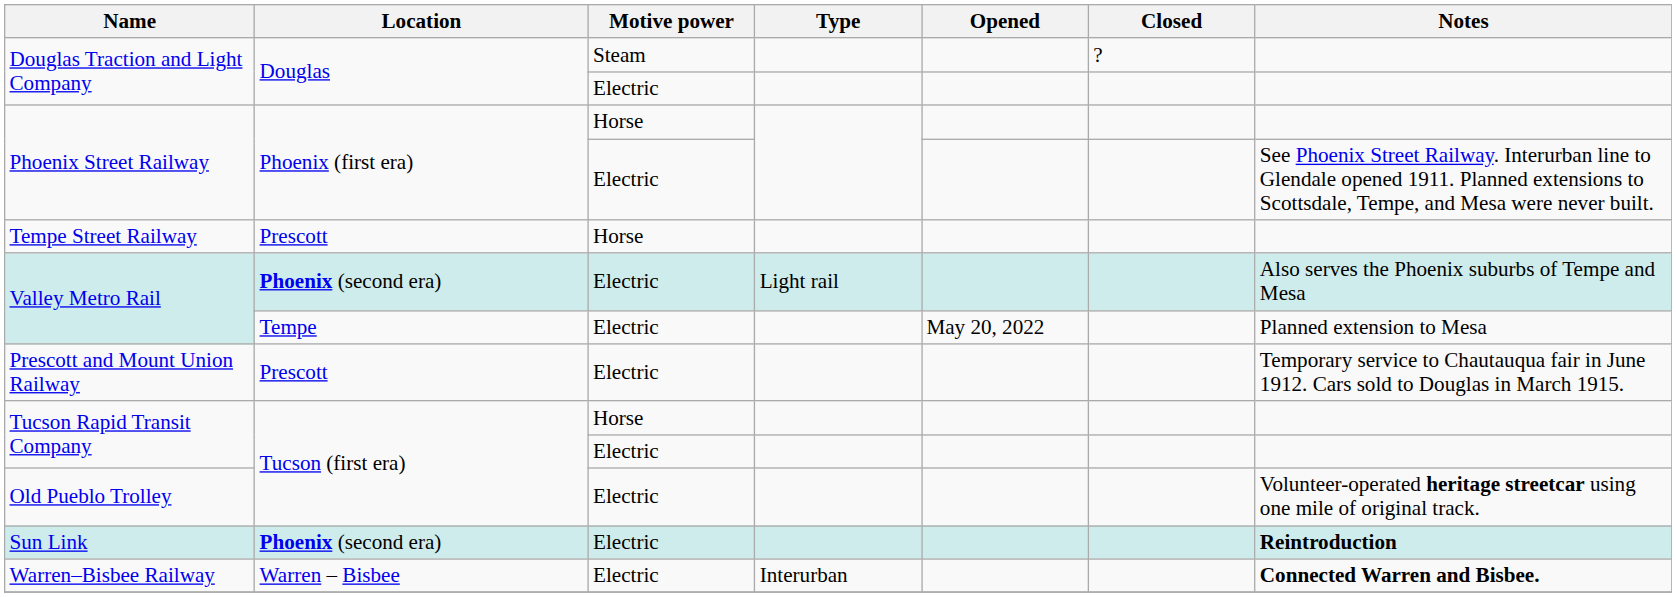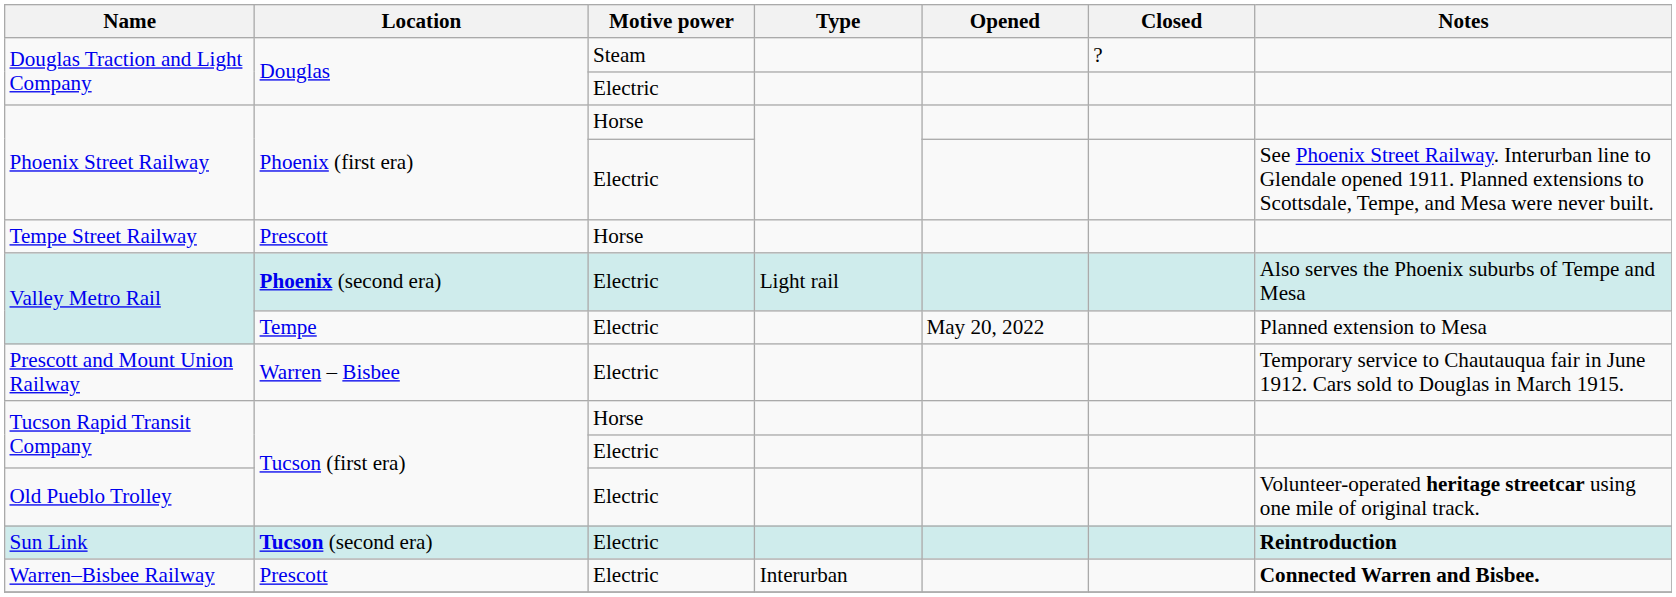(294, 372) Prescott -> (330, 372) Warren – Bisbee
(351, 541) Phoenix (second era) -> (346, 541) Tucson (second era)
(330, 575) Warren – Bisbee -> (294, 575) Prescott
